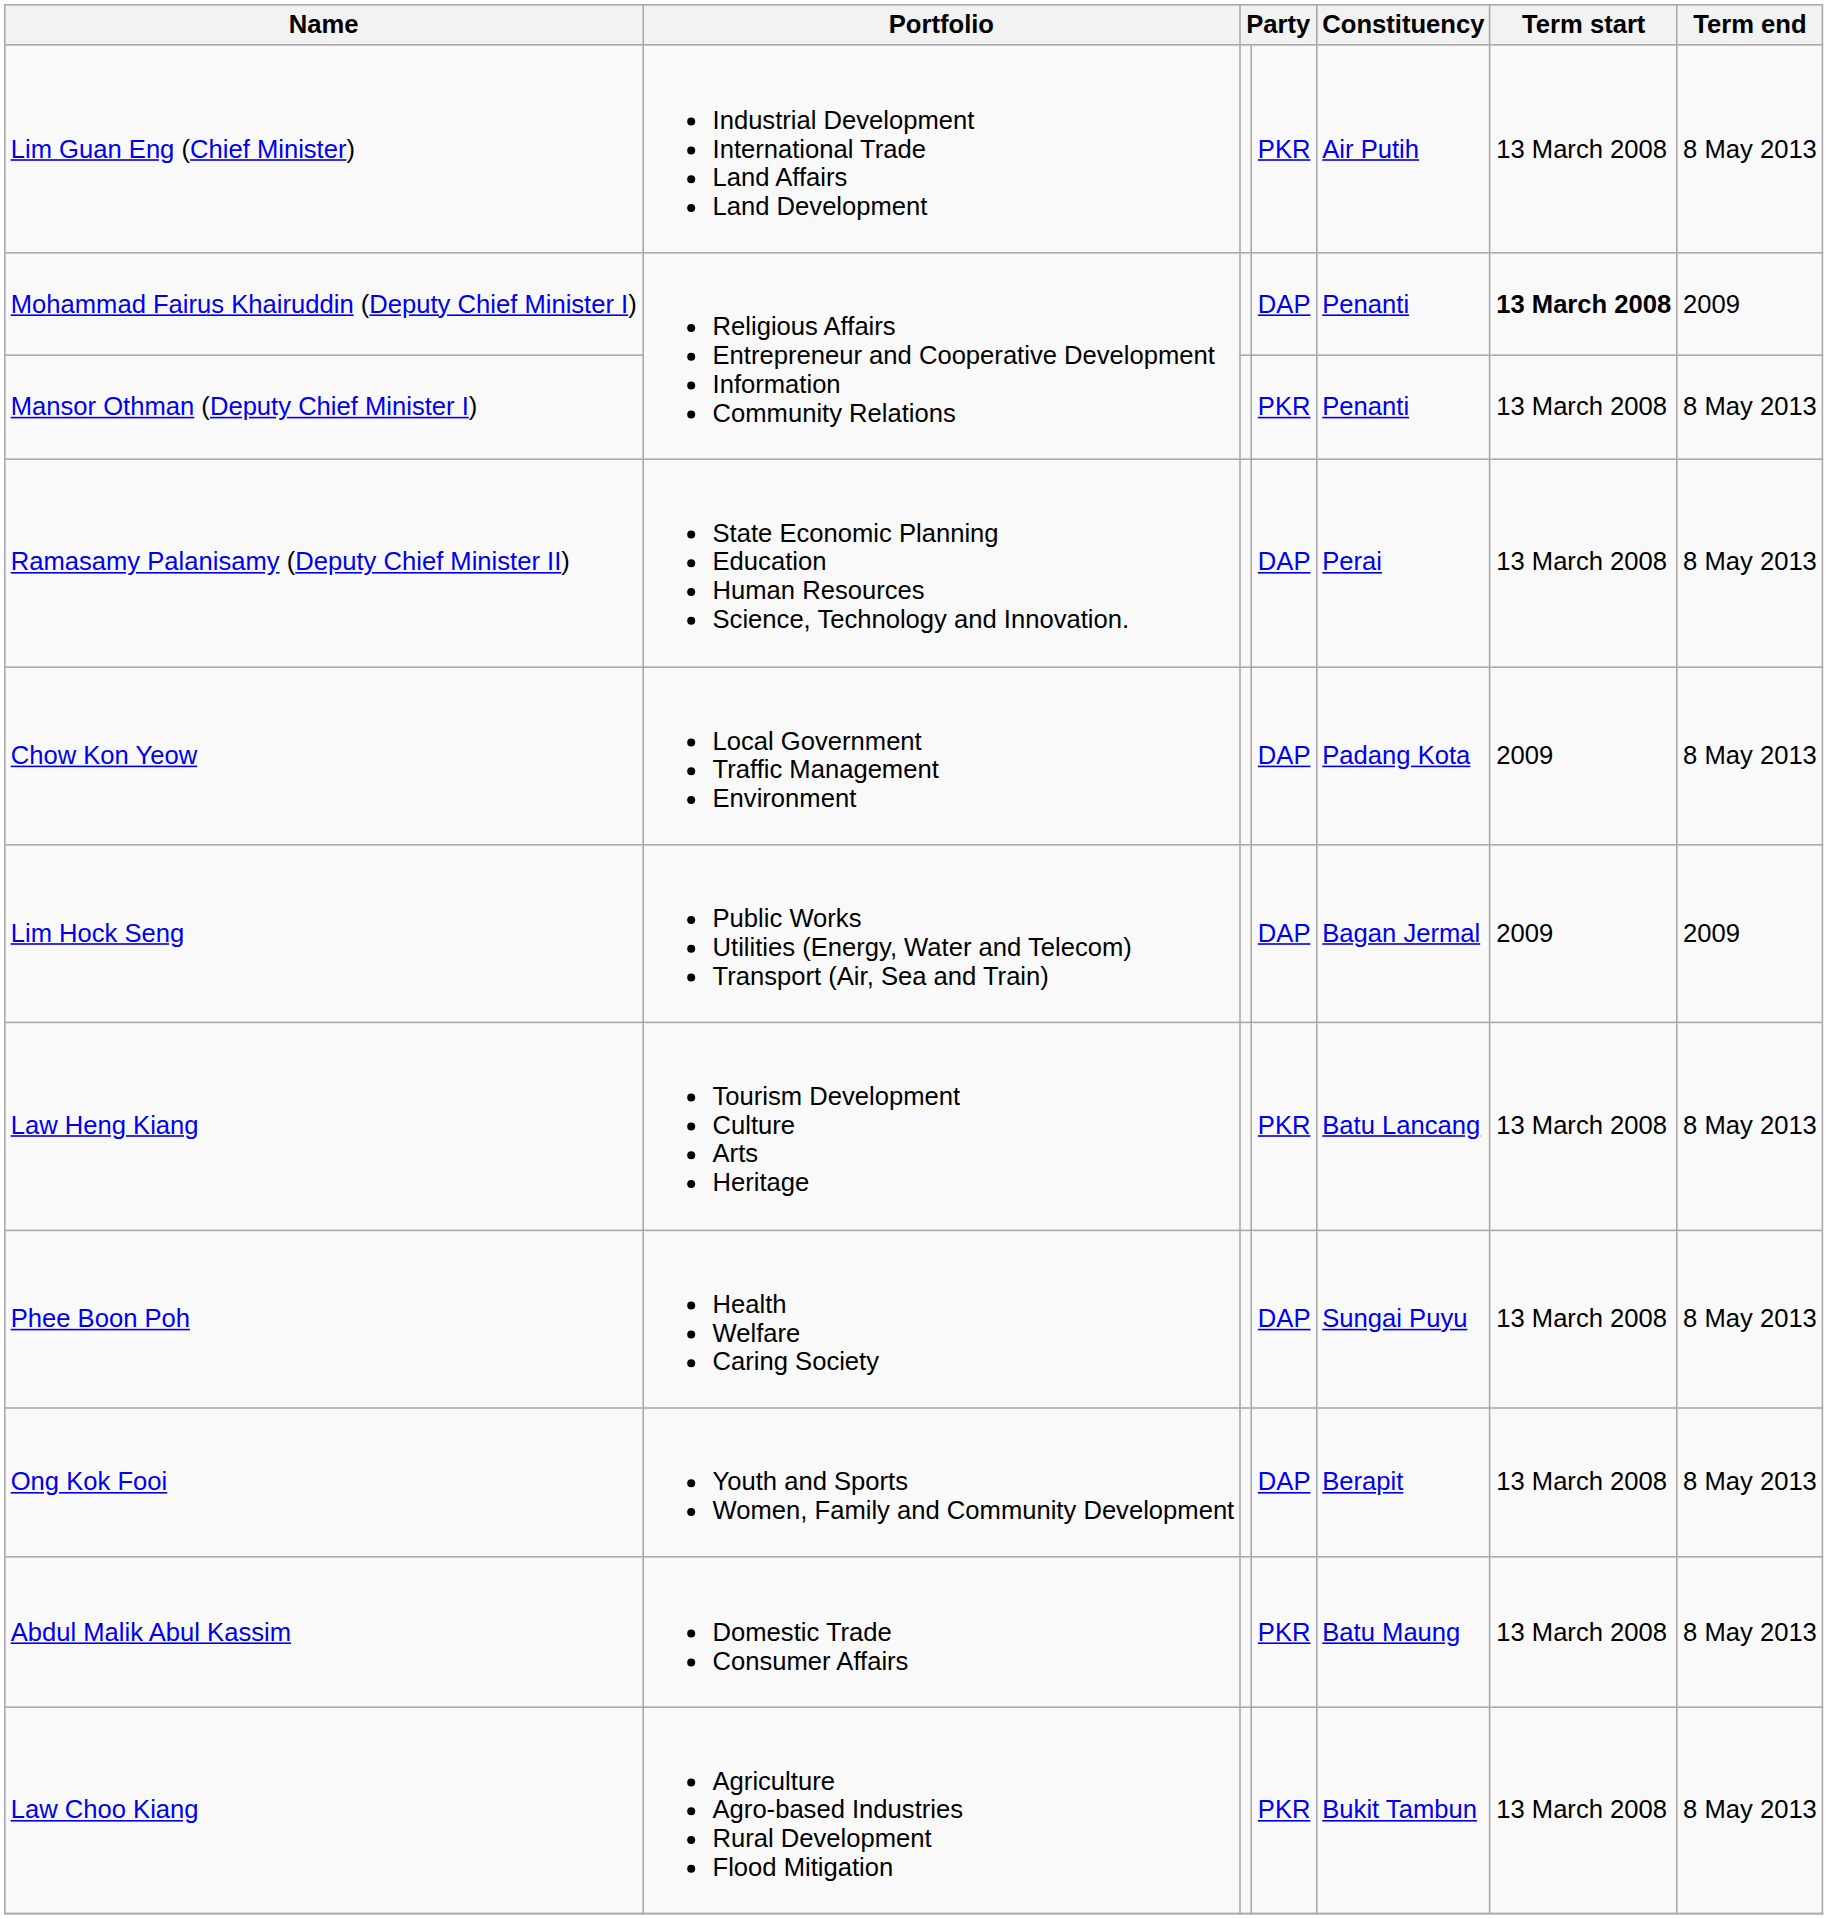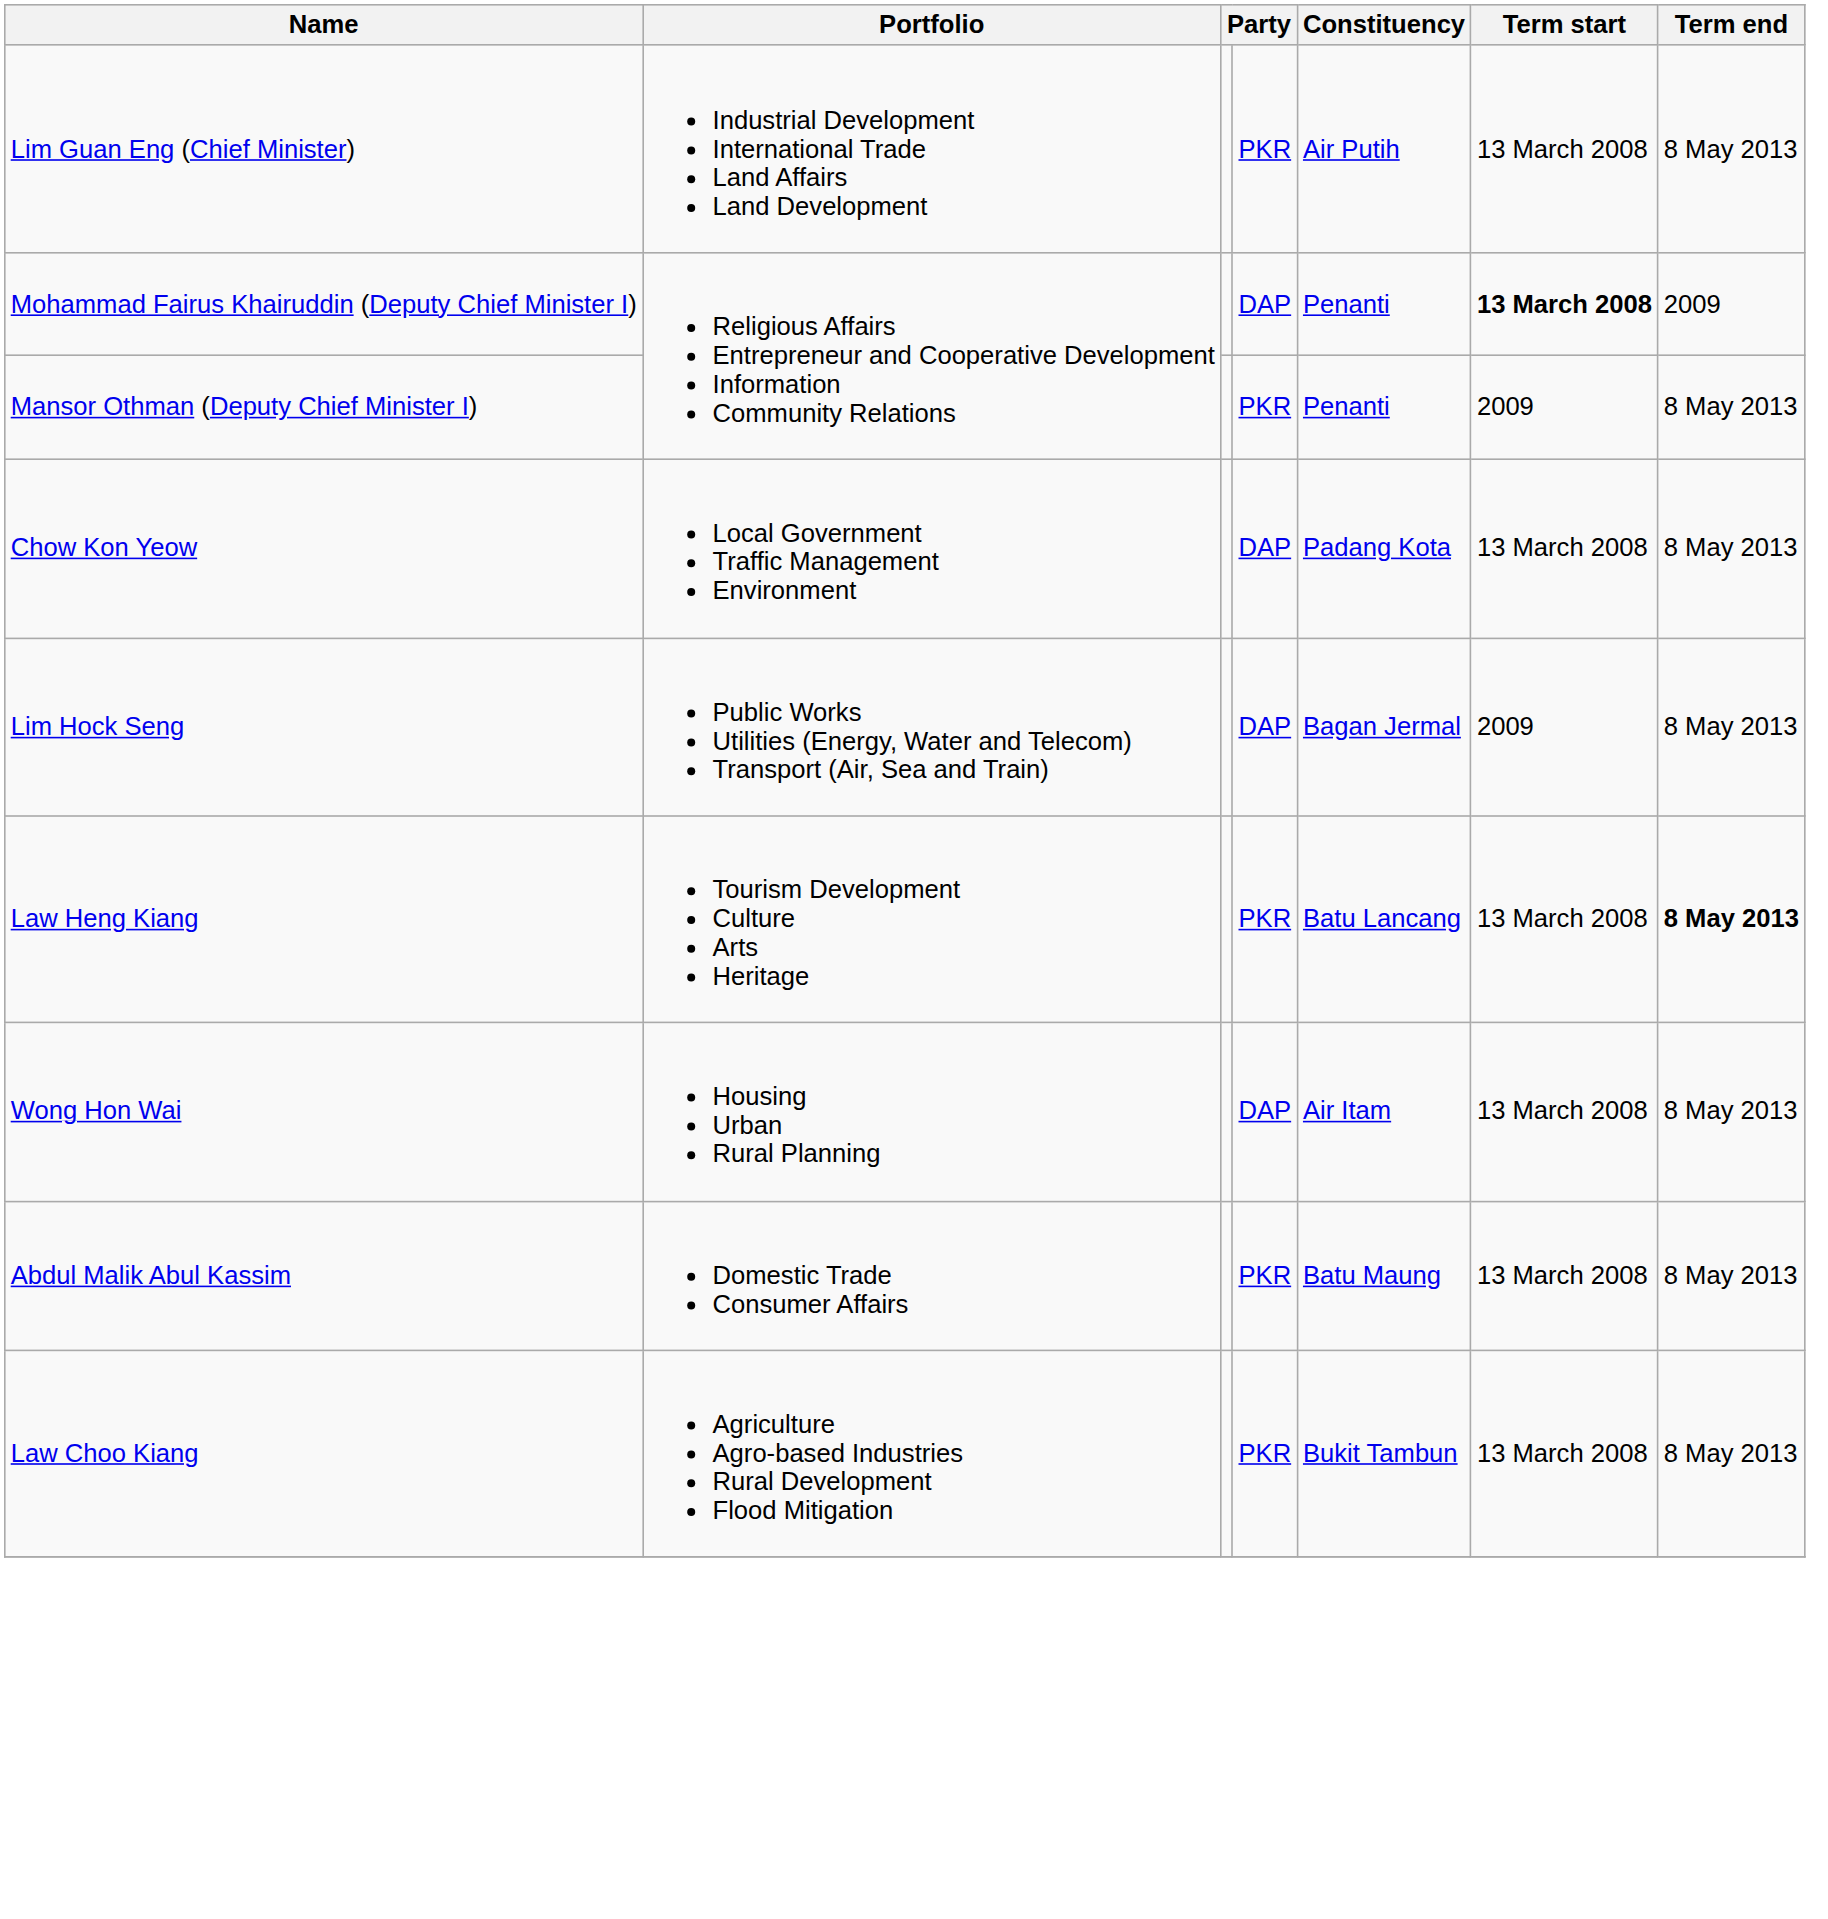(1582, 407) 13 March 2008 -> (1505, 407) 2009
- row: (290, 562)
(1525, 755) 2009 -> (1562, 548) 13 March 2008
(1712, 933) 2009 -> (1731, 726) 8 May 2013
(1750, 1126) normal -> (1731, 918) bold
- row: (100, 1318)
+ row: (96, 1111)
- row: (89, 1482)
